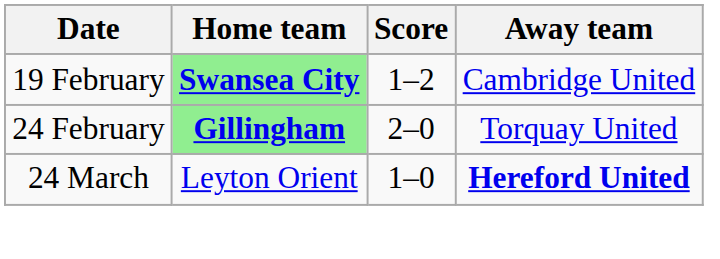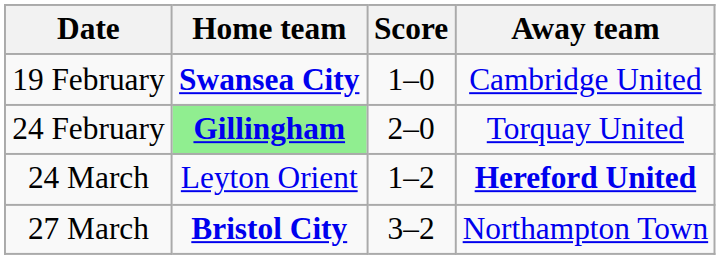(269, 79) lightgreen background -> (269, 79) no background
(411, 79) 1–2 -> (411, 79) 1–0
(411, 178) 1–0 -> (411, 178) 1–2
+ row: (88, 228)
